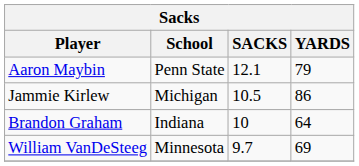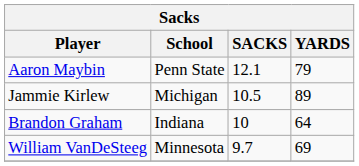(303, 95) 86 -> (303, 95) 89
